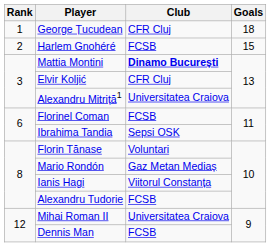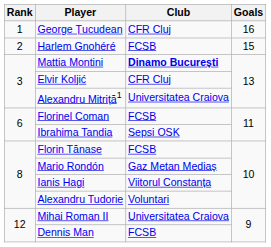(249, 29) 18 -> (249, 29) 16
(149, 149) Voluntari -> (142, 149) FCSB
(142, 199) FCSB -> (149, 199) Voluntari
